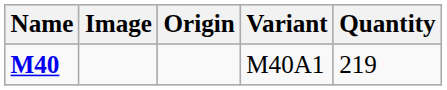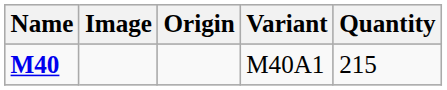(358, 64) 219 -> (358, 64) 215
